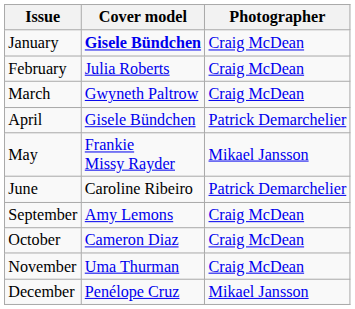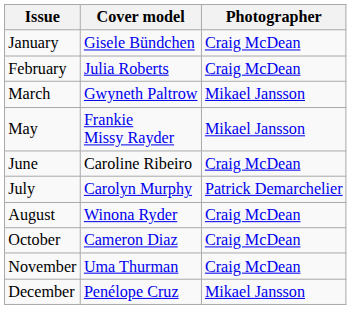(143, 42) bold -> (139, 42) normal
(256, 94) Craig McDean -> (255, 94) Mikael Jansson
- row: (25, 119)
(277, 189) Patrick Demarchelier -> (253, 163) Craig McDean
+ row: (22, 189)
+ row: (32, 214)
- row: (43, 214)
